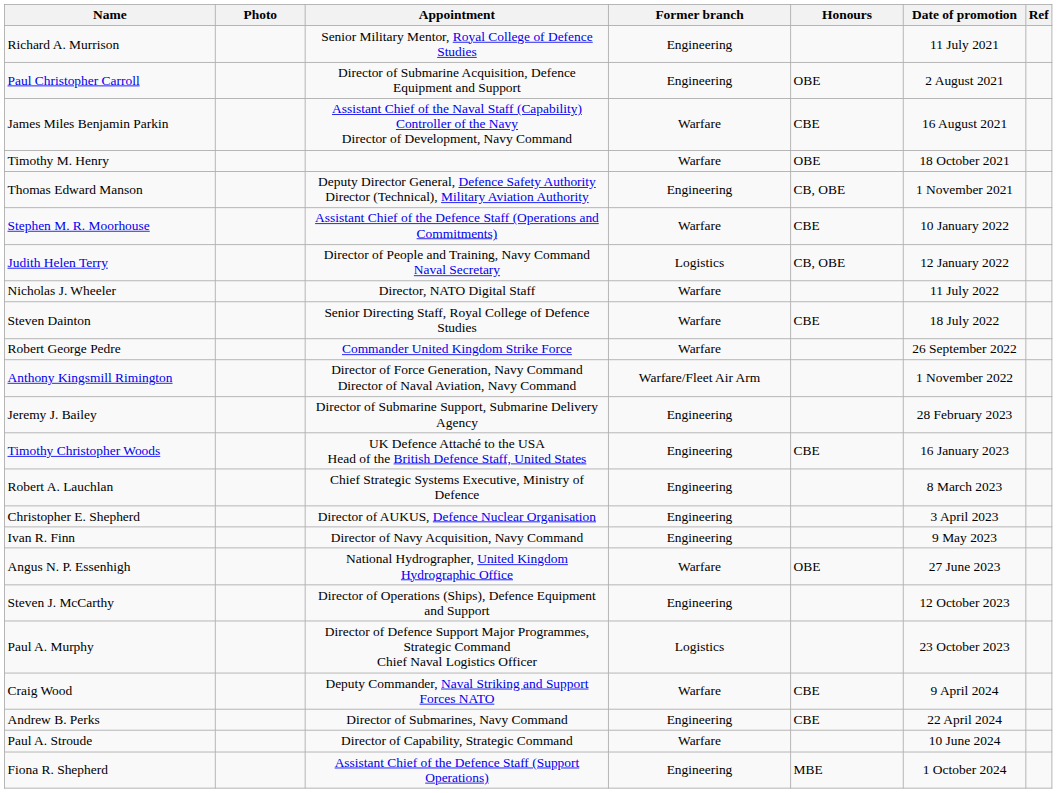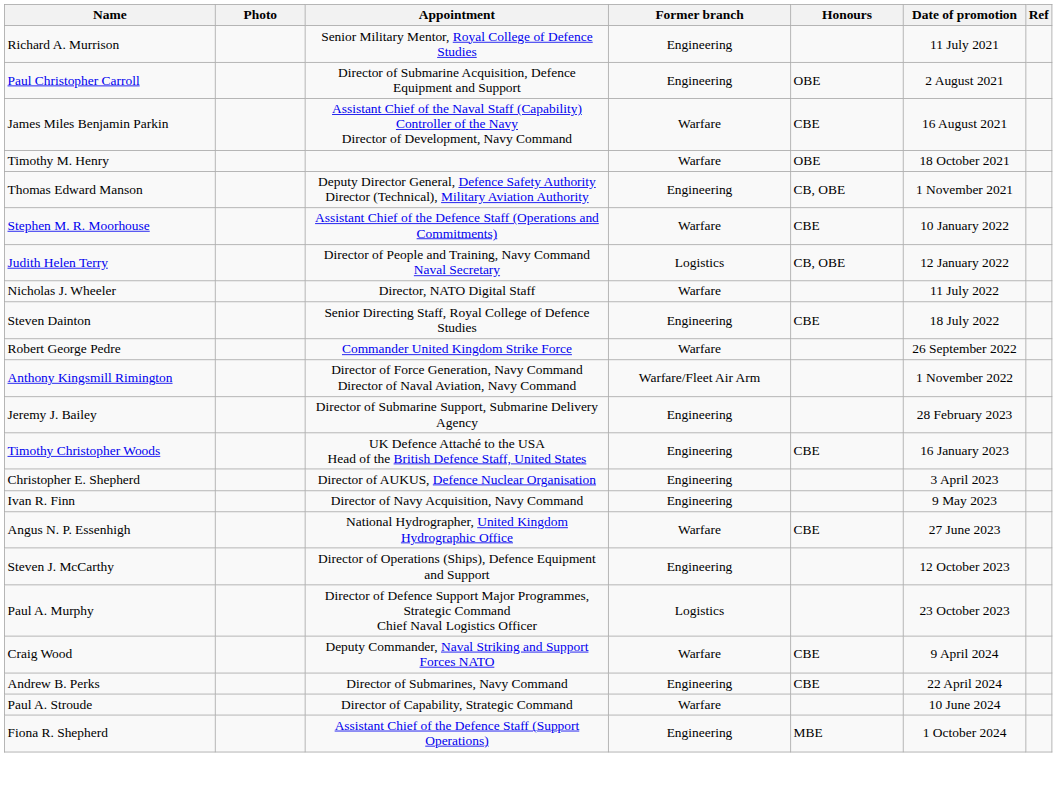(700, 320) Warfare -> (700, 320) Engineering
- row: (60, 487)
(807, 566) OBE -> (807, 530) CBE
